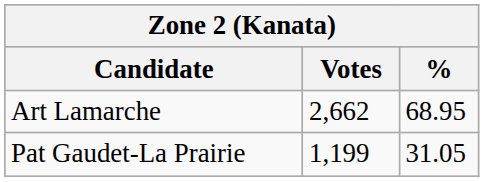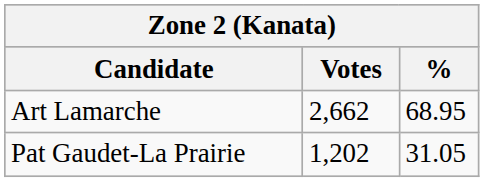(339, 153) 1,199 -> (339, 153) 1,202
